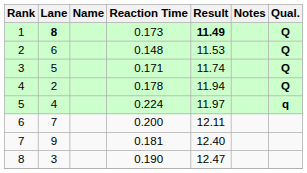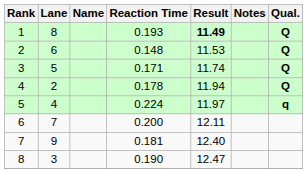(54, 31) bold -> (54, 31) normal
(149, 31) 0.173 -> (149, 31) 0.193
